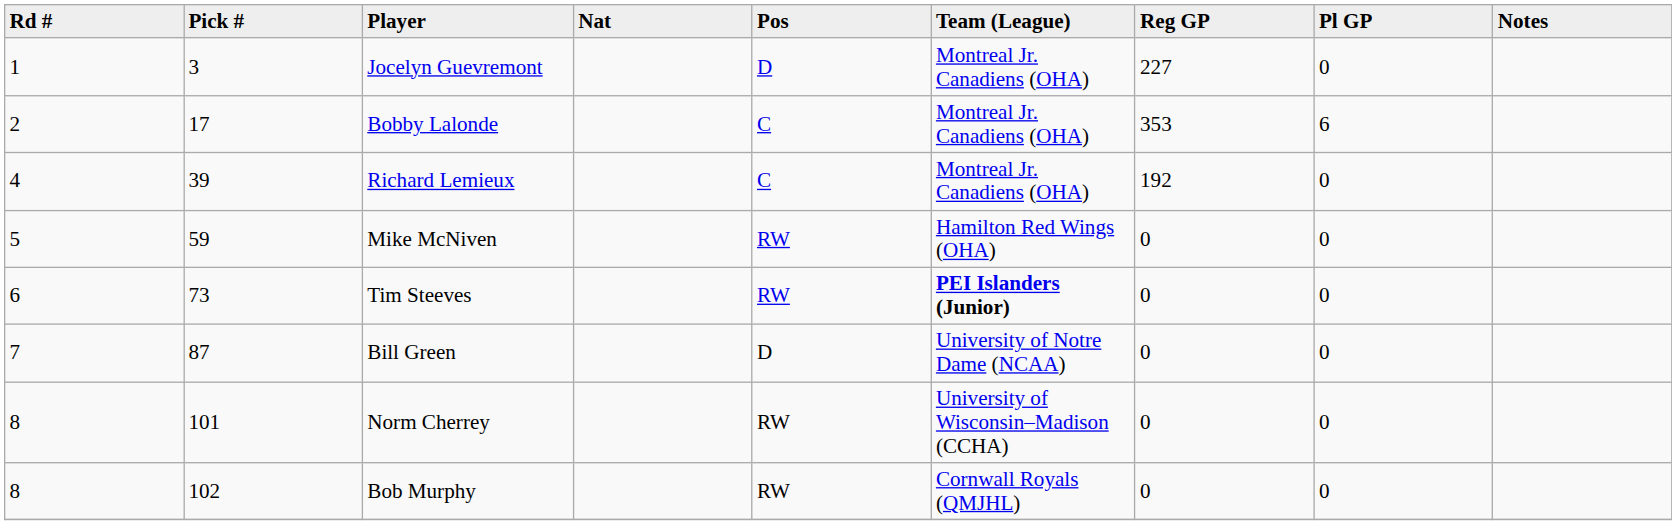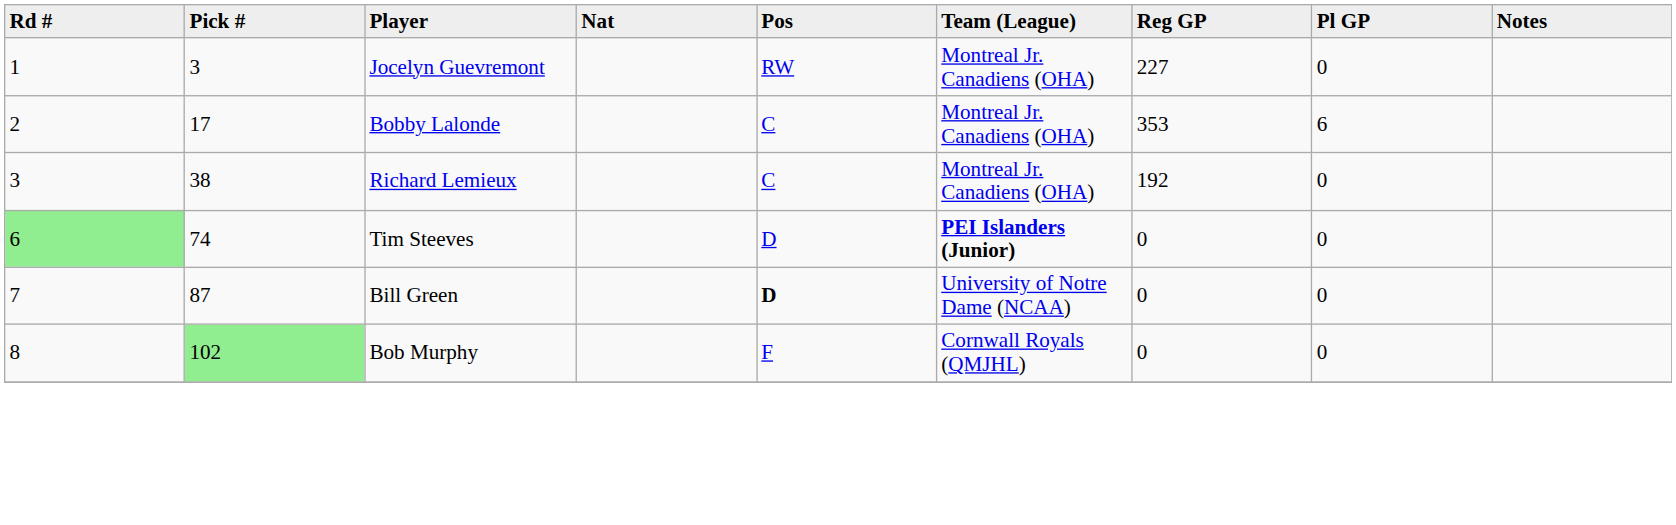(765, 66) D -> (778, 66) RW
(15, 181) 4 -> (15, 181) 3
(199, 181) 39 -> (200, 181) 38
- row: (432, 238)
(15, 295) no background -> (15, 238) lightgreen background
(199, 295) 73 -> (200, 238) 74
(773, 295) RW -> (769, 238) D
(765, 352) normal -> (769, 295) bold
- row: (429, 422)
(204, 491) no background -> (205, 352) lightgreen background
(773, 491) RW -> (767, 352) F
